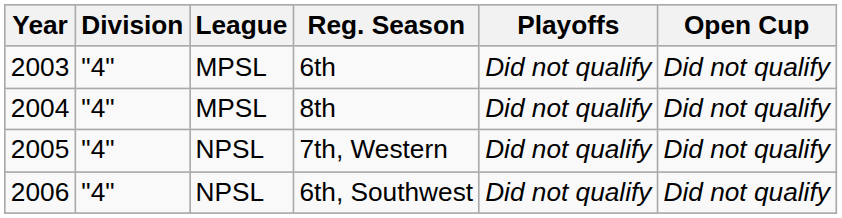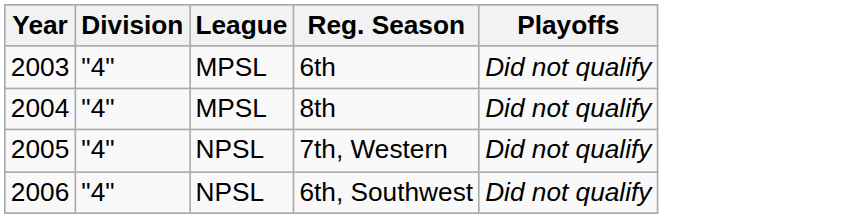- column: (747, 25)
